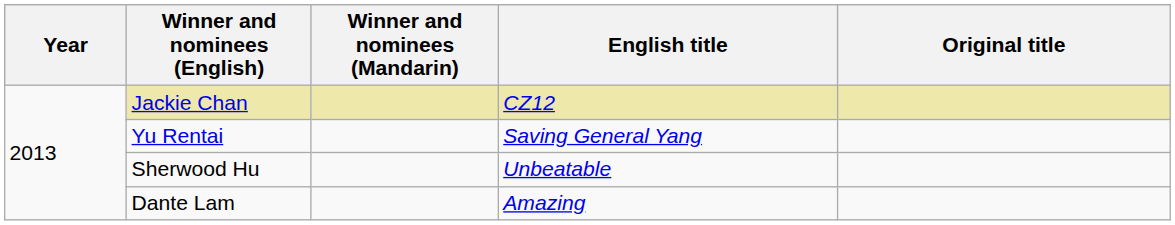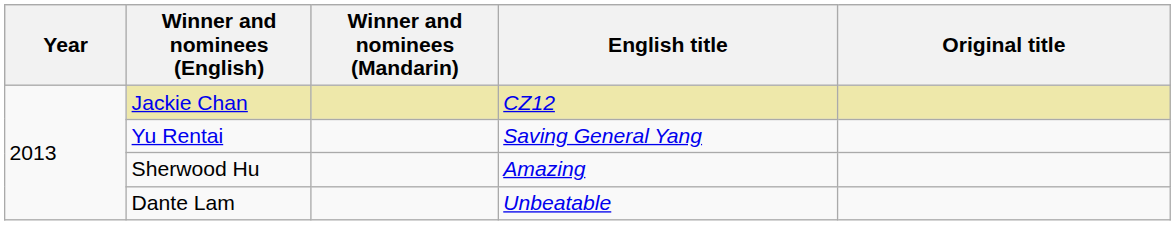(557, 169) Unbeatable -> (544, 169) Amazing
(544, 202) Amazing -> (557, 202) Unbeatable
